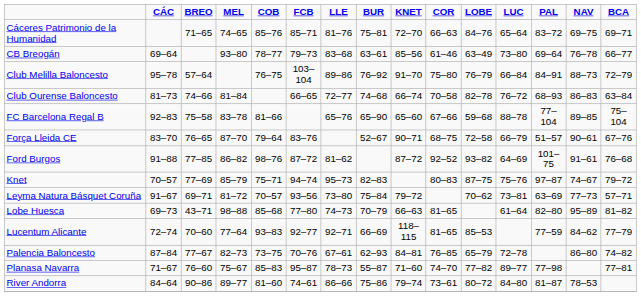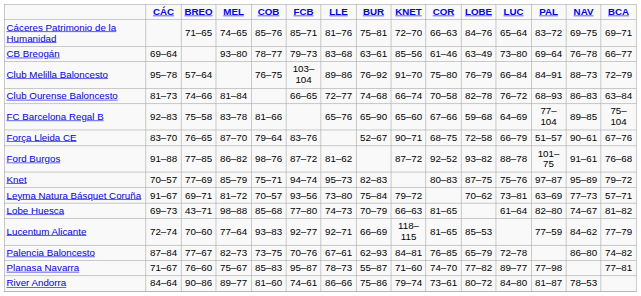(514, 117) 88–78 -> (514, 117) 64–69
(514, 159) 64–69 -> (514, 159) 88–78
(584, 179) 74–67 -> (584, 179) 95–89
(584, 210) 95–89 -> (584, 210) 74–67
